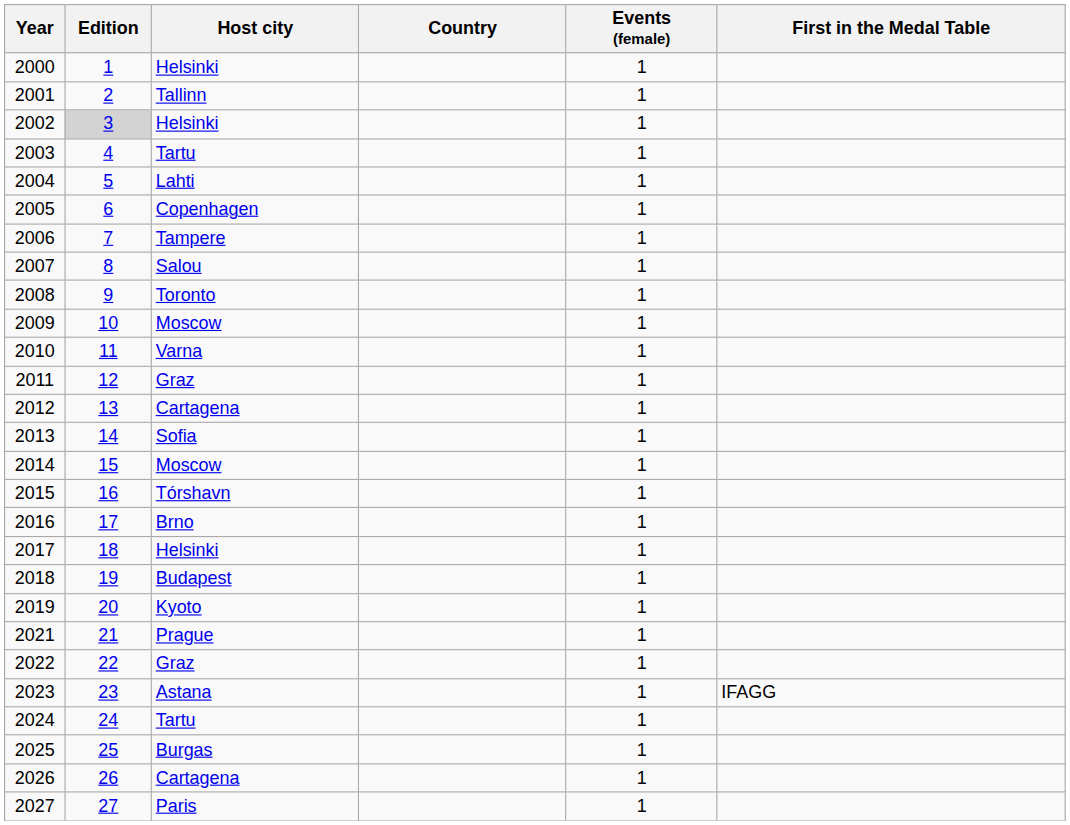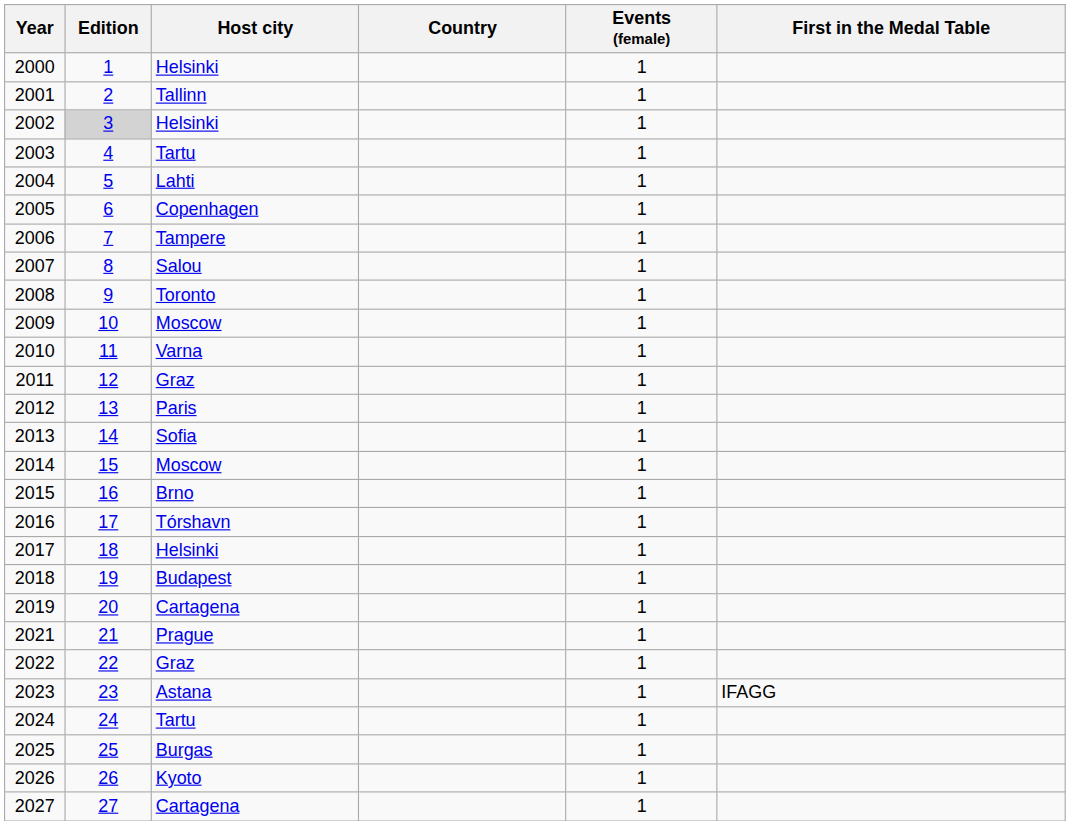(198, 408) Cartagena -> (176, 408) Paris
(193, 493) Tórshavn -> (175, 493) Brno
(175, 522) Brno -> (193, 522) Tórshavn
(179, 607) Kyoto -> (198, 607) Cartagena
(198, 777) Cartagena -> (179, 777) Kyoto
(176, 806) Paris -> (198, 806) Cartagena
